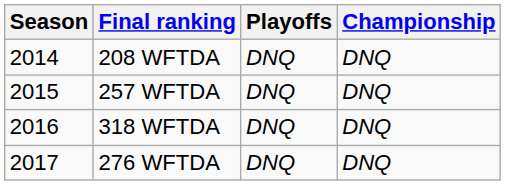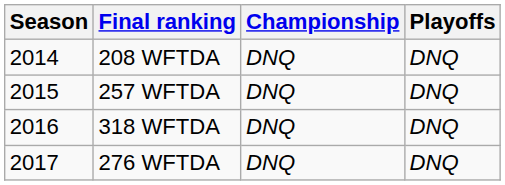columns swapped: (289, 22) <-> (419, 22)
